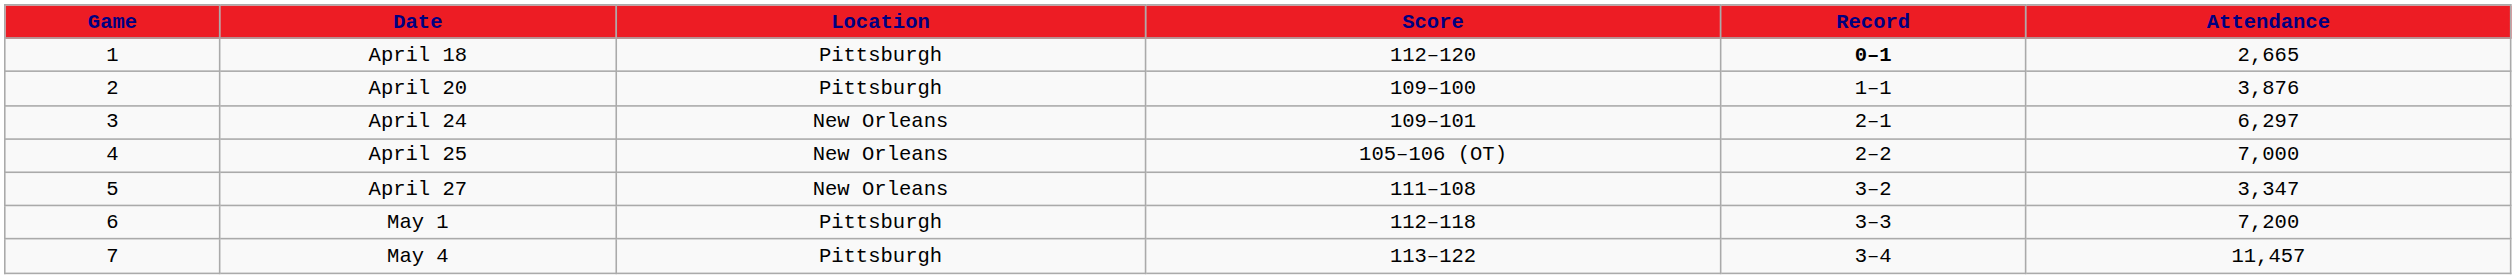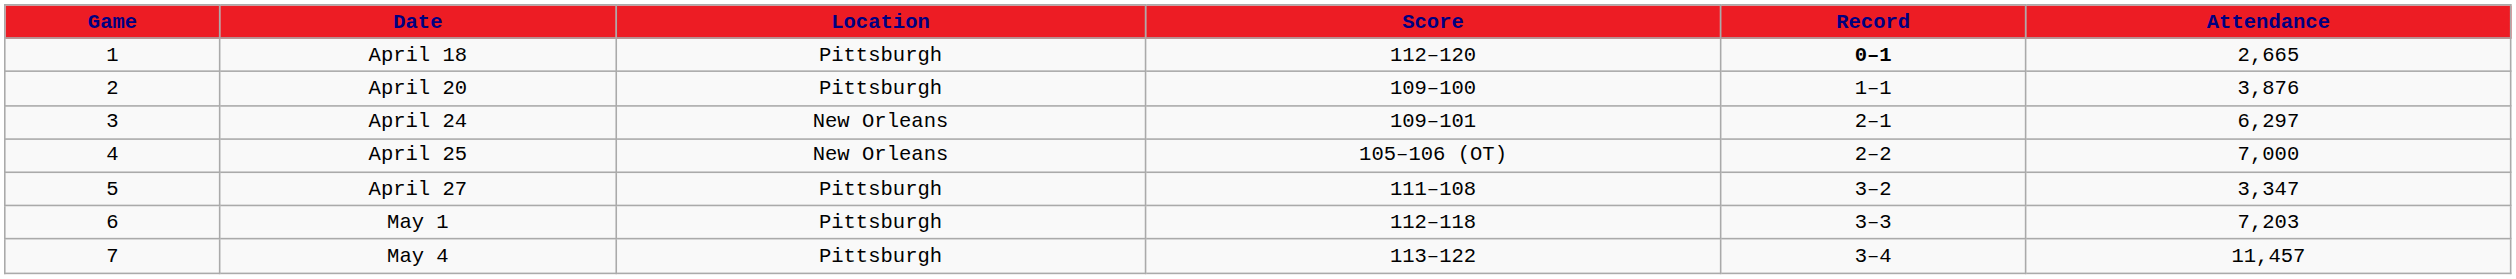(881, 189) New Orleans -> (881, 189) Pittsburgh
(2268, 222) 7,200 -> (2268, 222) 7,203
